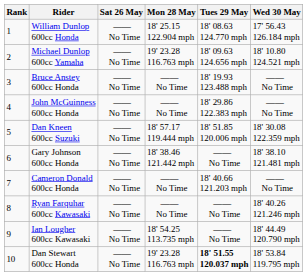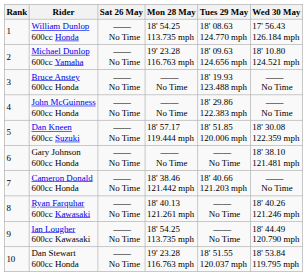(171, 32) 18' 25.15 122.904 mph -> (170, 32) 18' 54.25 113.735 mph
(171, 158) 18' 38.46 121.442 mph -> (167, 158) —— No Time
(167, 183) —— No Time -> (171, 183) 18' 38.46 121.442 mph
(167, 209) —— No Time -> (171, 209) 18' 40.13 121.261 mph
(224, 259) bold -> (223, 259) normal
